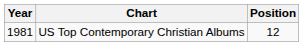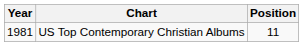(273, 32) 12 -> (273, 32) 11
